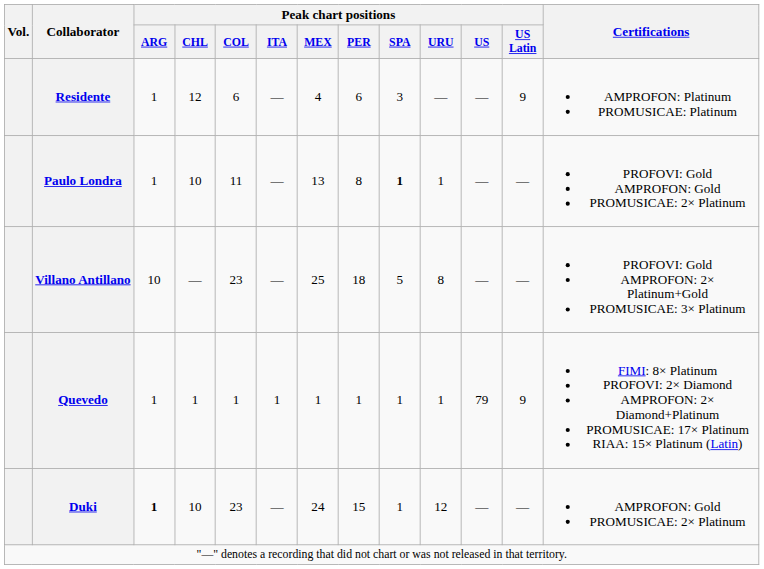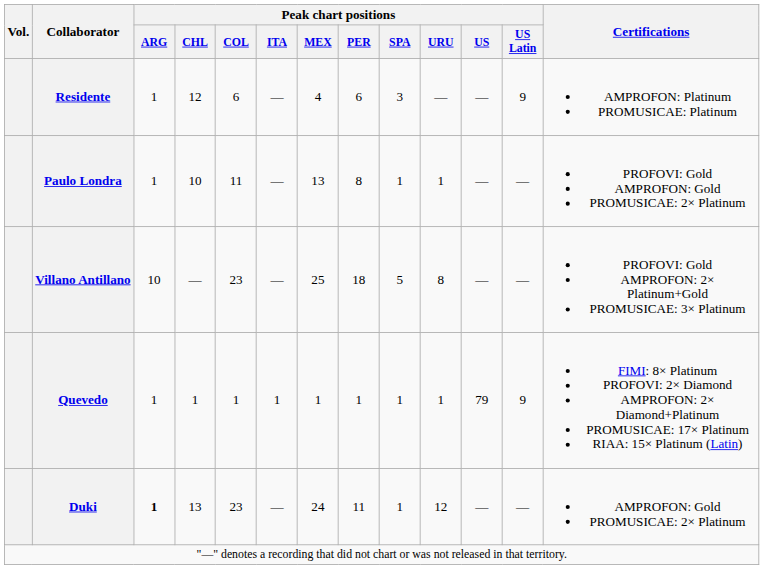(400, 180) bold -> (400, 180) normal
(195, 506) 10 -> (195, 506) 13
(359, 506) 15 -> (359, 506) 11
